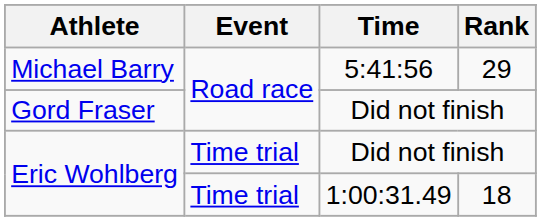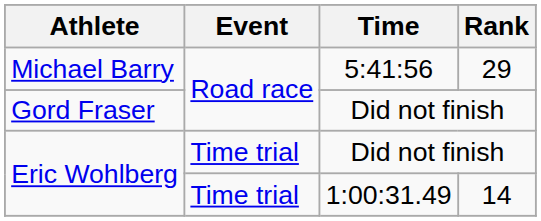(497, 195) 18 -> (497, 195) 14
